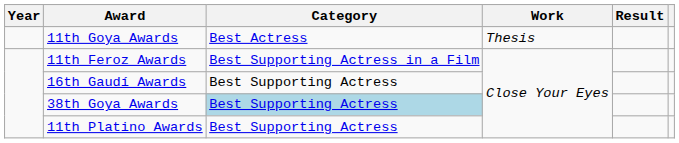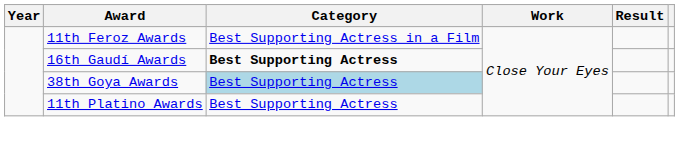- row: (113, 38)
(303, 82) normal -> (303, 60) bold
